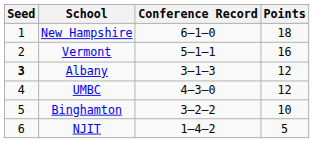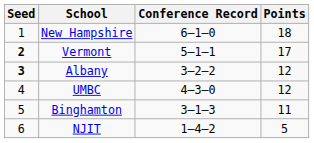(21, 52) normal -> (21, 52) bold
(285, 52) 16 -> (285, 52) 17
(198, 71) 3–1–3 -> (198, 71) 3–2–2
(198, 109) 3–2–2 -> (198, 109) 3–1–3
(285, 109) 10 -> (285, 109) 11
